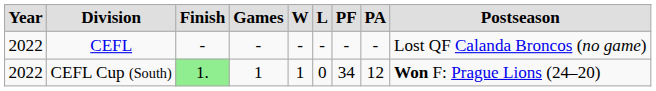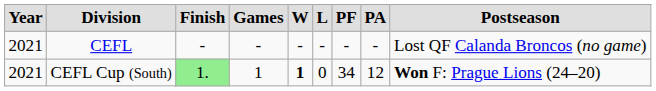(26, 45) 2022 -> (26, 45) 2021
(26, 72) 2022 -> (26, 72) 2021
(300, 72) normal -> (300, 72) bold
